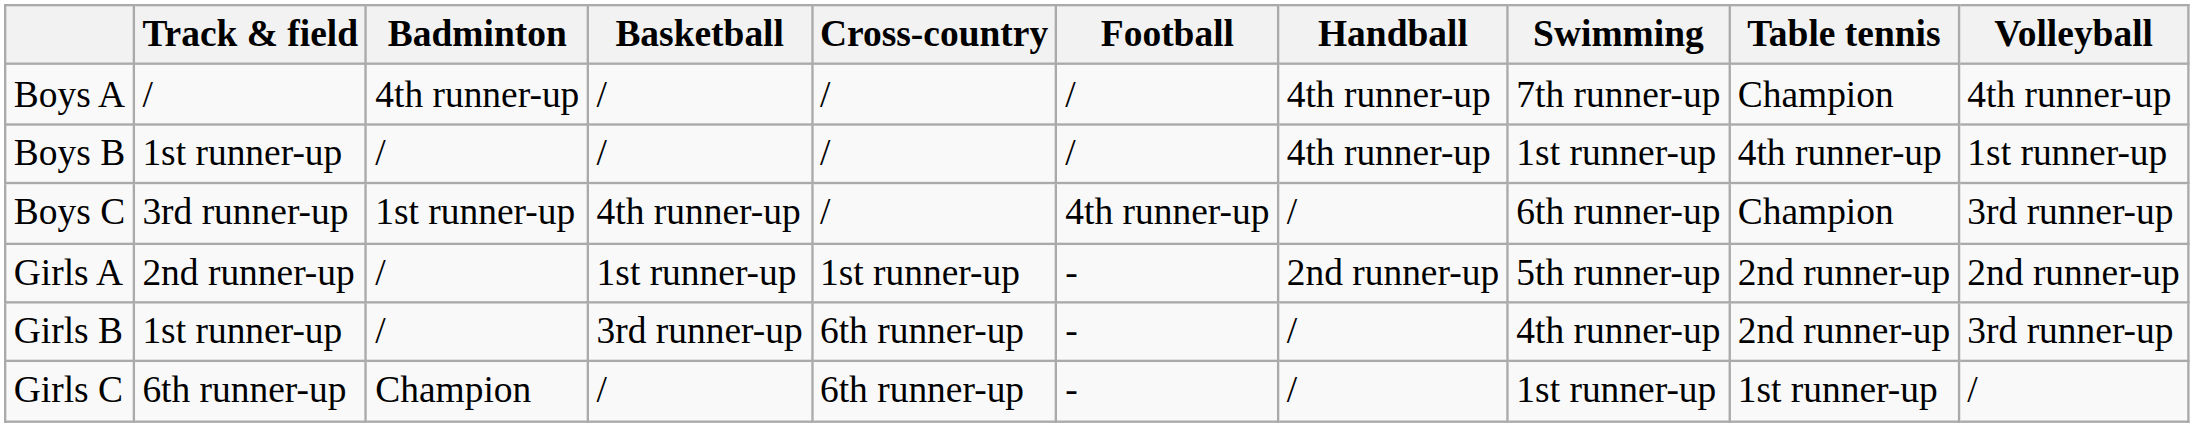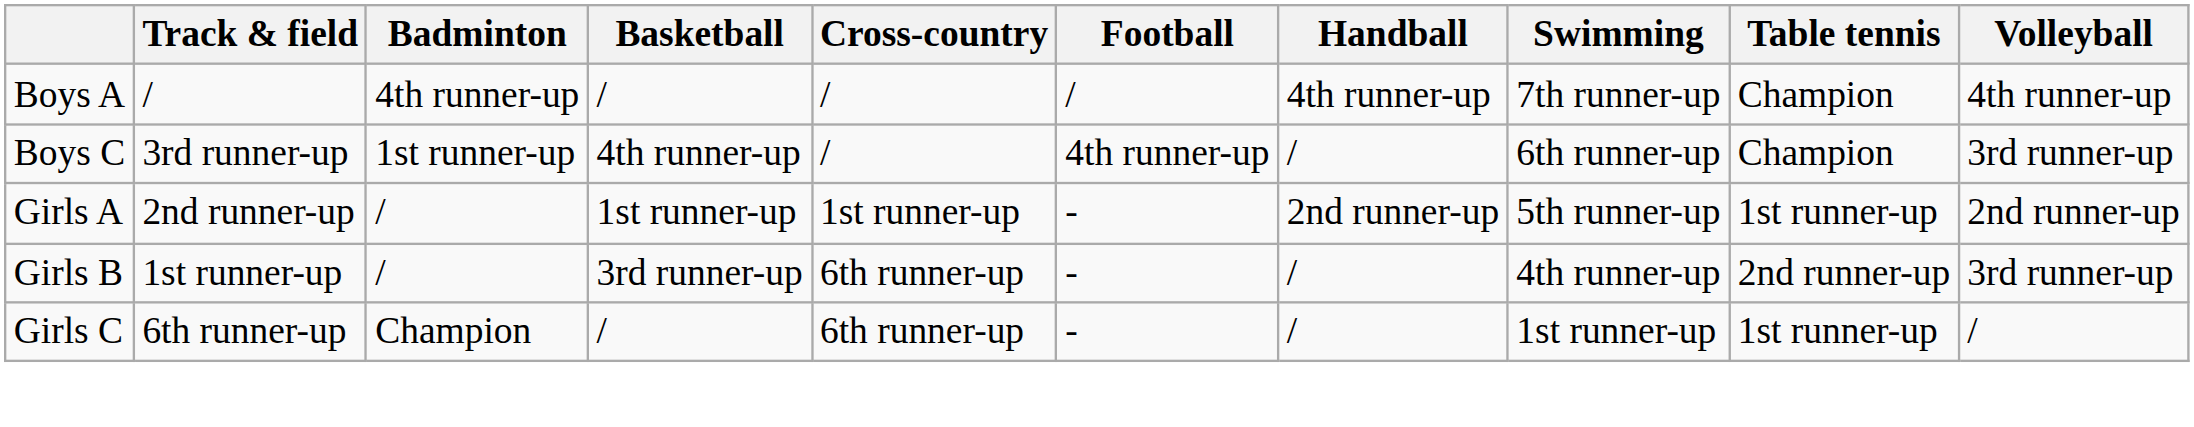- row: (69, 152)
(1844, 271) 2nd runner-up -> (1838, 212) 1st runner-up
